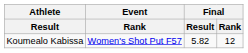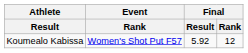(200, 41) 5.82 -> (200, 41) 5.92
